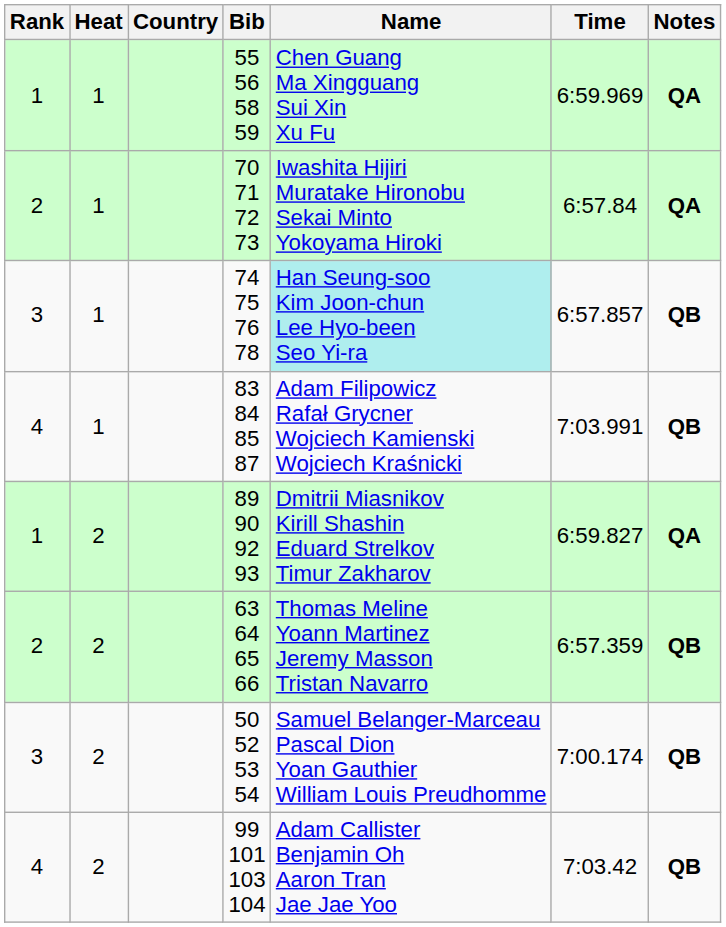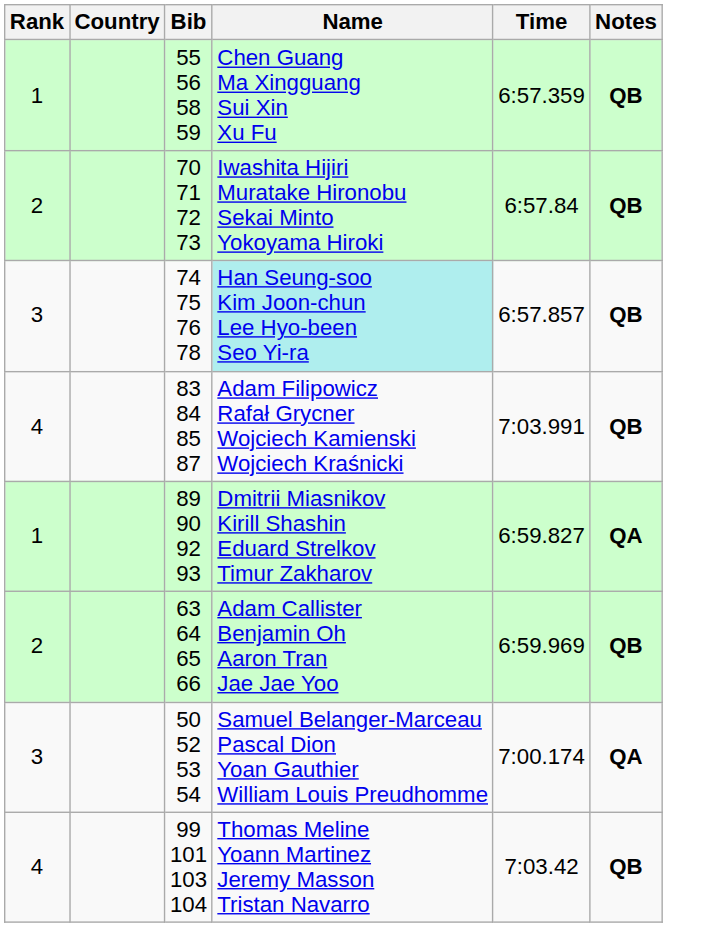- column: (99, 22)
(600, 94) 6:59.969 -> (542, 94) 6:57.359
(684, 94) QA -> (626, 94) QB
(684, 205) QA -> (626, 205) QB
(354, 646) Thomas Meline Yoann Martinez Jeremy Masson Tristan Navarro -> (290, 646) Adam Callister Benjamin Oh Aaron Tran Jae Jae Yoo
(600, 646) 6:57.359 -> (542, 646) 6:59.969
(684, 756) QB -> (626, 756) QA
(348, 867) Adam Callister Benjamin Oh Aaron Tran Jae Jae Yoo -> (296, 867) Thomas Meline Yoann Martinez Jeremy Masson Tristan Navarro
